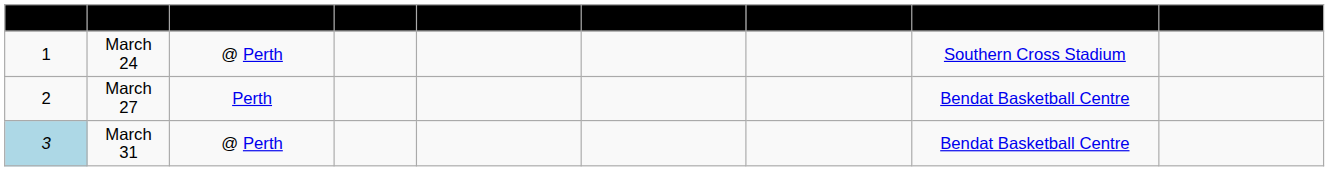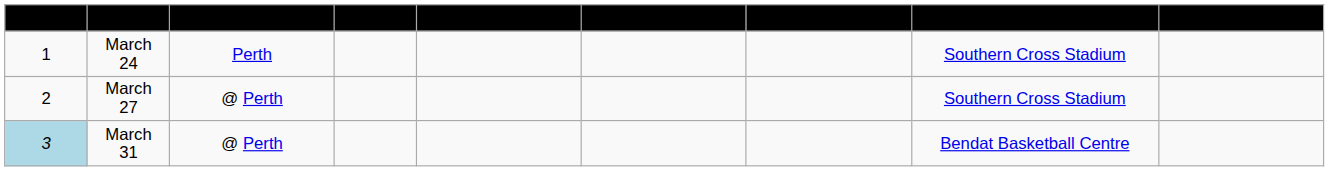(252, 54) @ Perth -> (252, 54) Perth
(252, 99) Perth -> (252, 99) @ Perth
(1035, 99) Bendat Basketball Centre -> (1035, 99) Southern Cross Stadium
